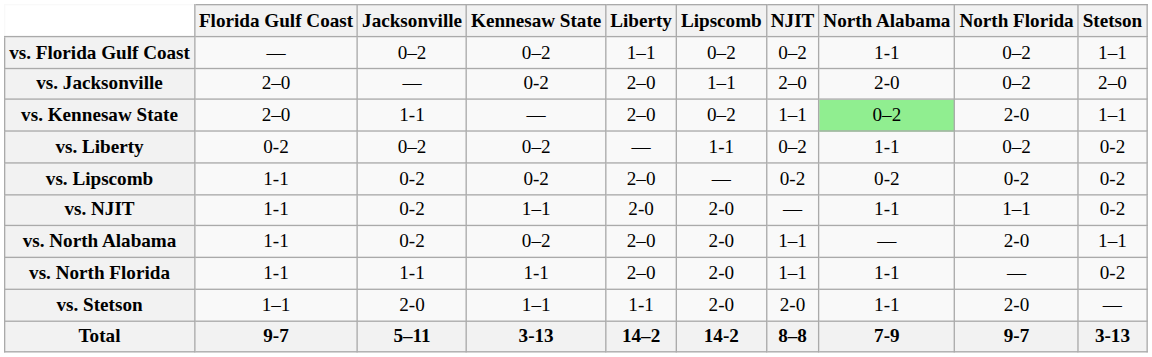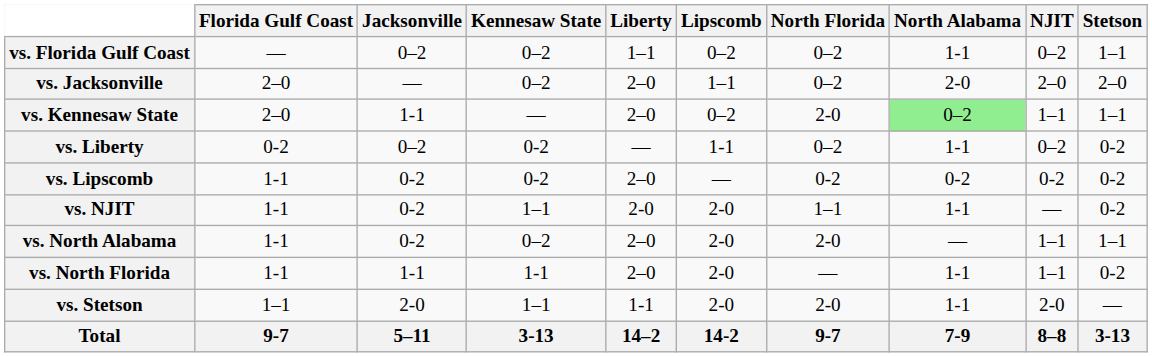columns swapped: (793, 20) <-> (1017, 20)
(536, 83) 0-2 -> (536, 83) 0–2
(536, 147) 0–2 -> (536, 147) 0-2
